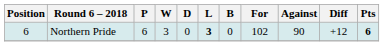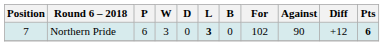(26, 31) 6 -> (26, 31) 7
